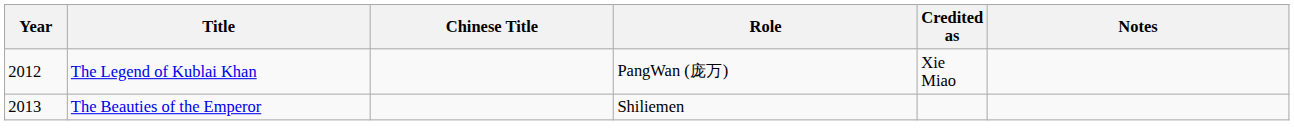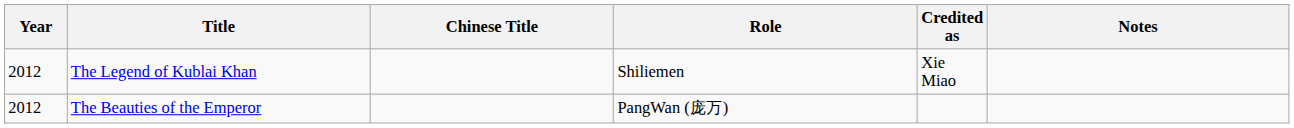(673, 70) PangWan (庞万) -> (651, 71) Shiliemen
(25, 106) 2013 -> (25, 108) 2012
(651, 106) Shiliemen -> (673, 107) PangWan (庞万)
